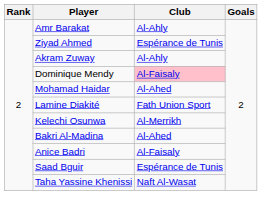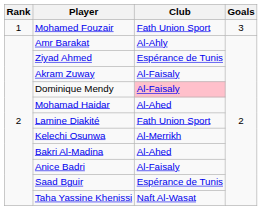+ row: (74, 27)
(152, 58) Al-Ahly -> (158, 74) Al-Faisaly
